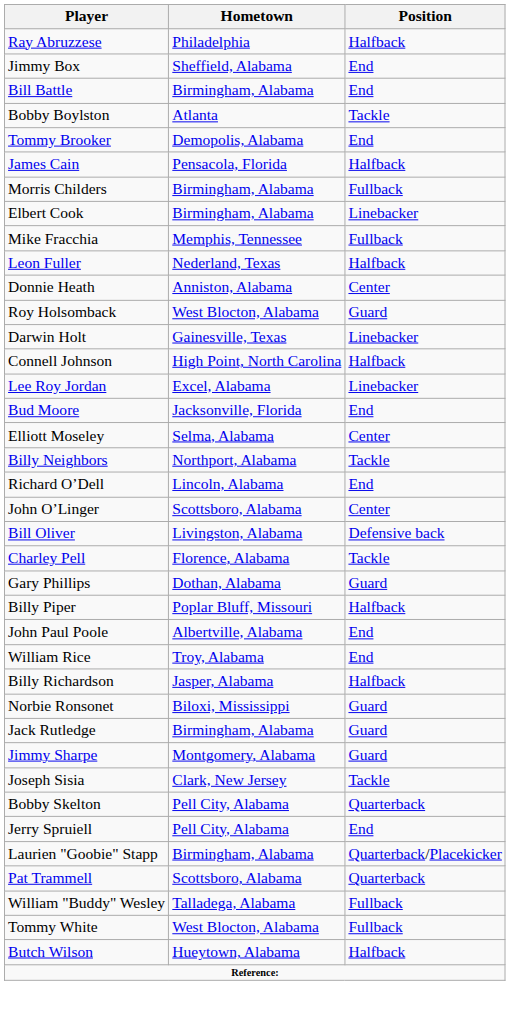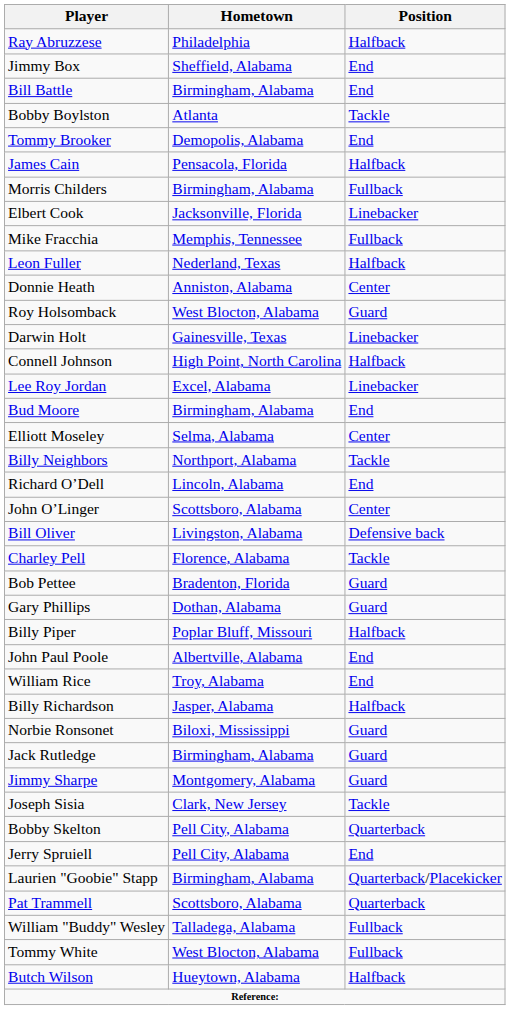(243, 213) Birmingham, Alabama -> (237, 213) Jacksonville, Florida
(237, 410) Jacksonville, Florida -> (243, 410) Birmingham, Alabama
+ row: (42, 582)
